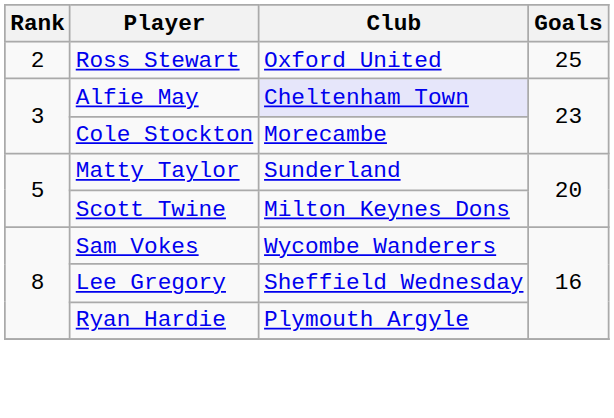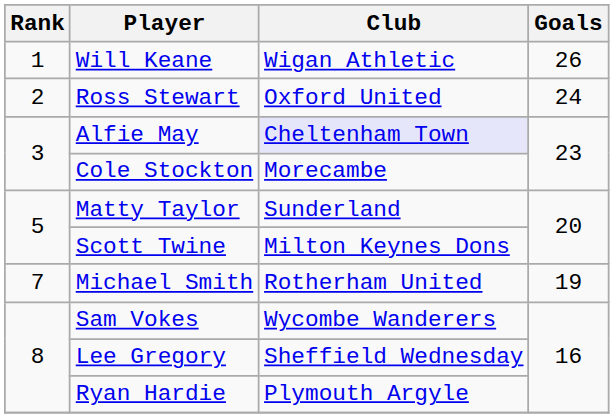+ row: (144, 60)
(568, 60) 25 -> (568, 98) 24
+ row: (164, 283)
